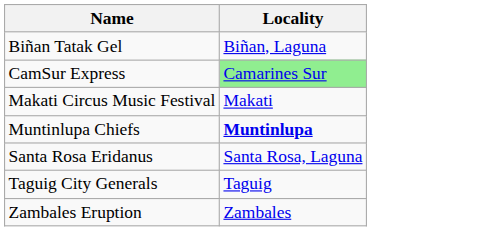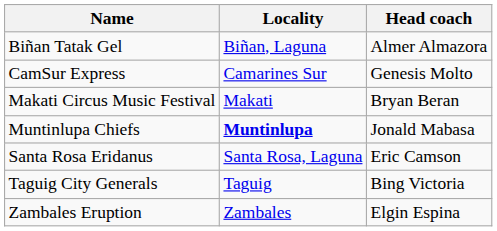+ column: (429, 18)
(275, 73) lightgreen background -> (275, 73) no background
